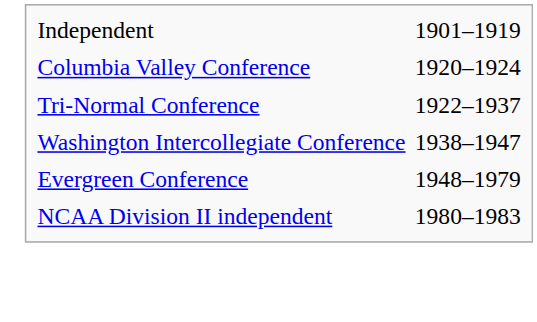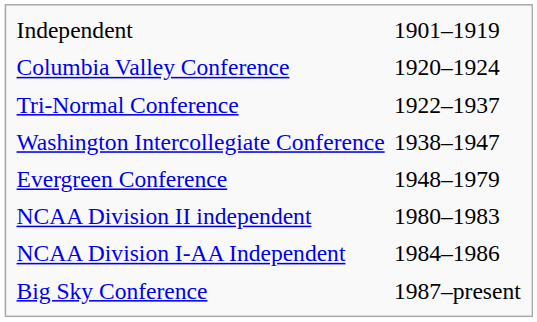+ row: (181, 253)
+ row: (112, 290)
